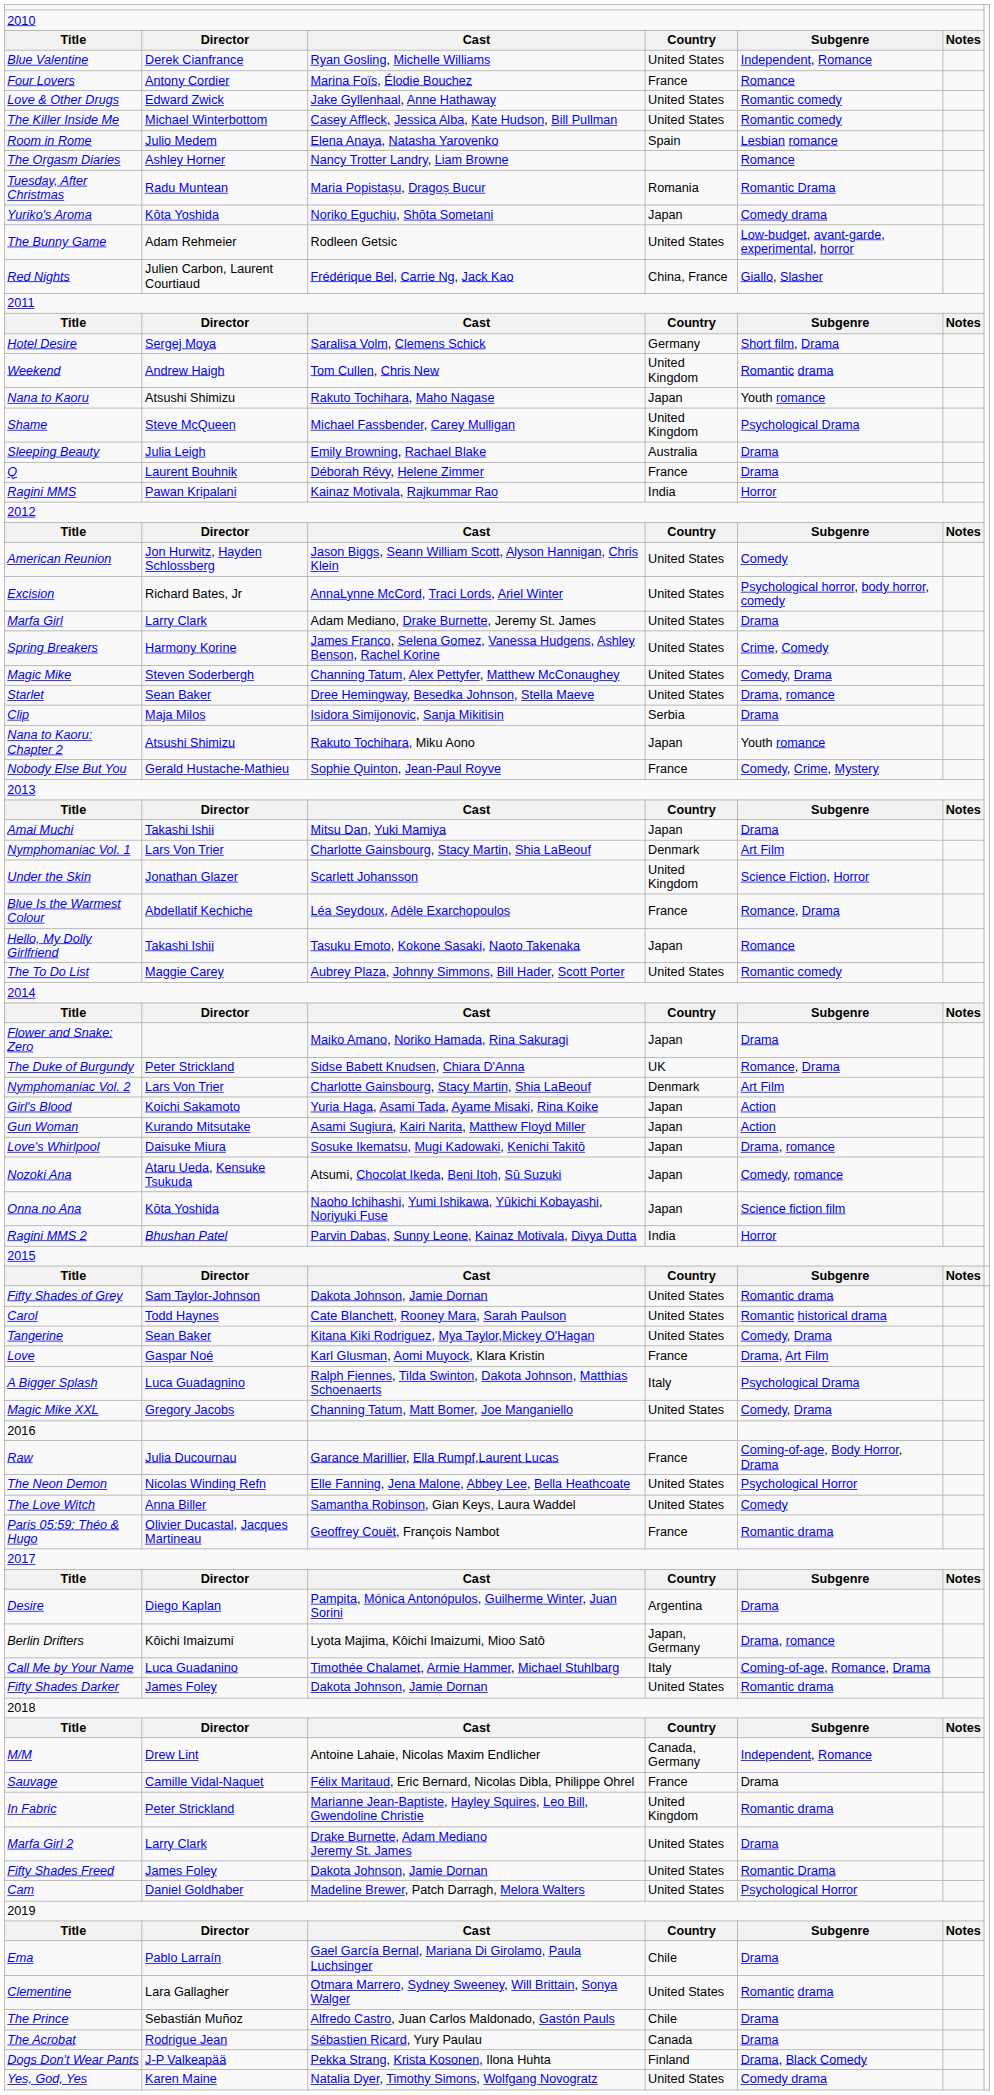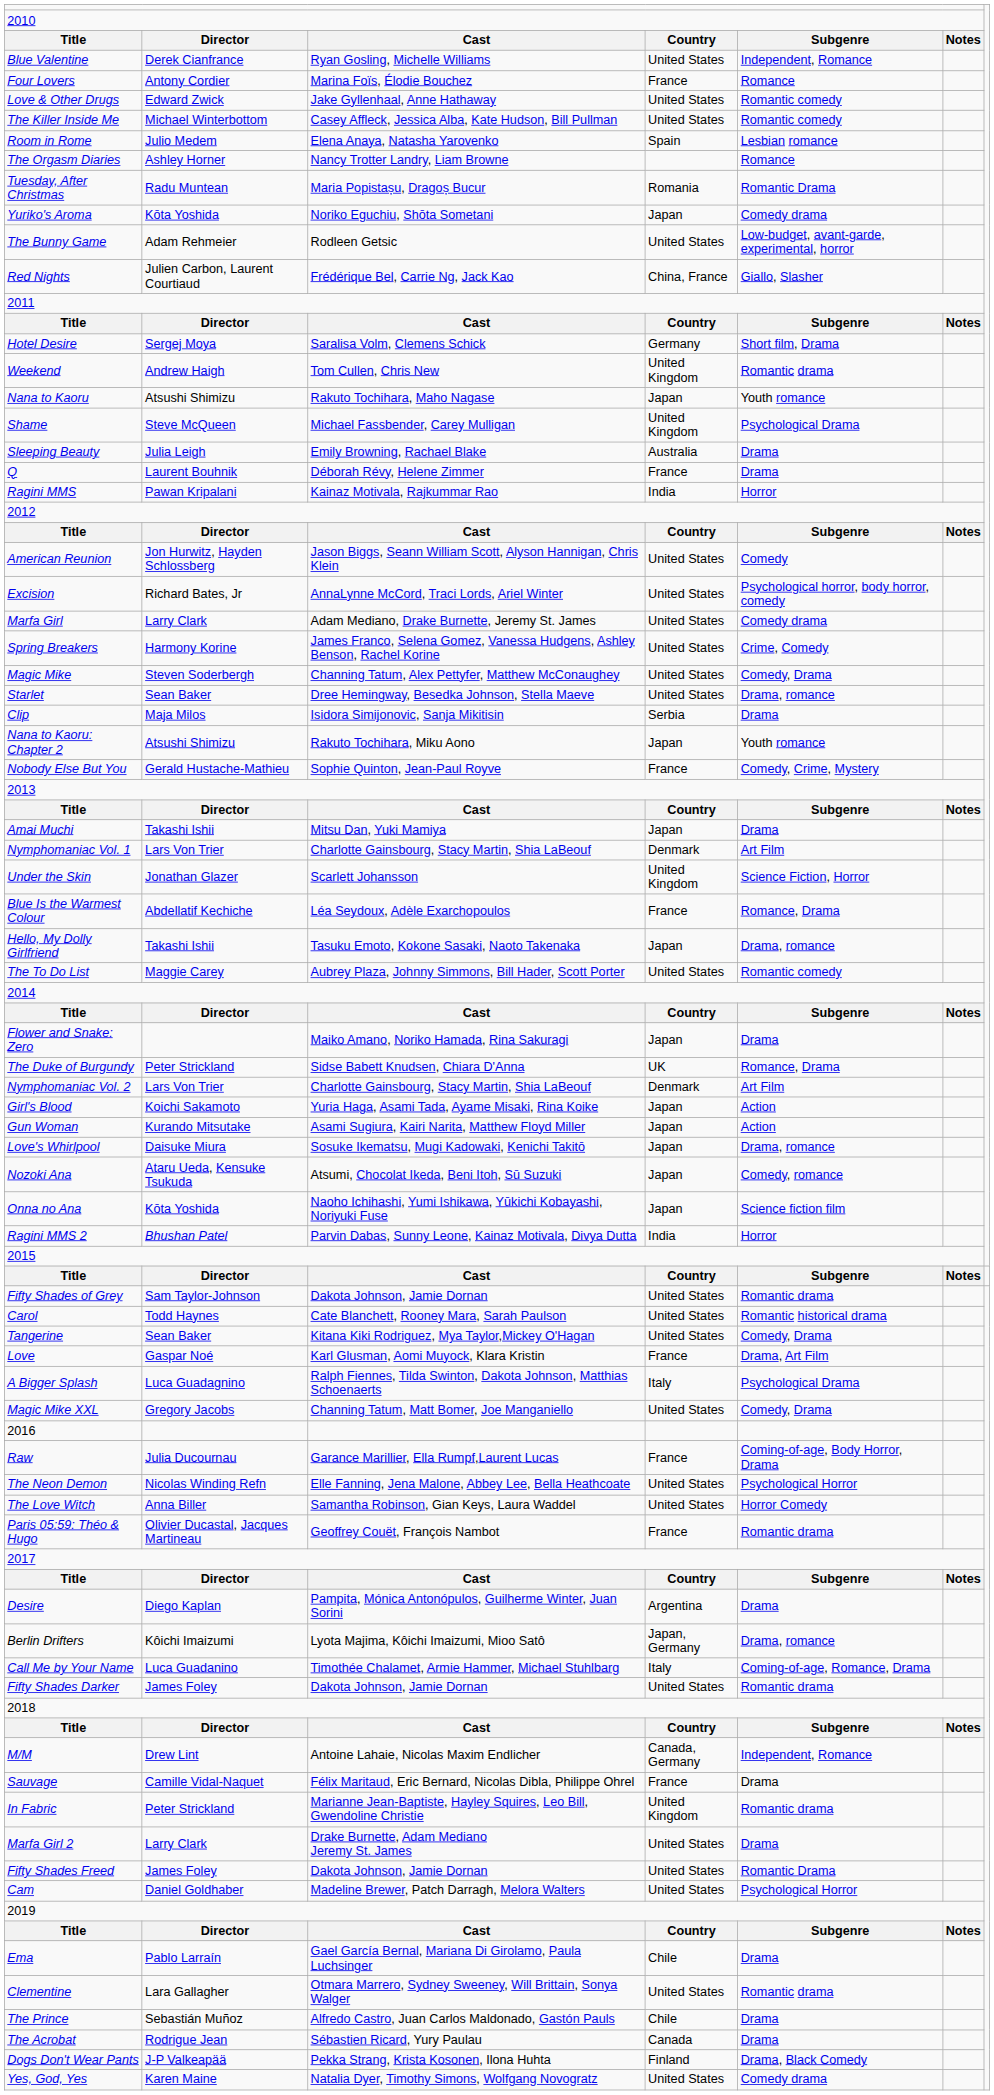(760, 621) Drama -> (784, 621) Comedy drama
(768, 945) Romance -> (788, 945) Drama, romance
(764, 1504) Comedy -> (784, 1504) Horror Comedy
